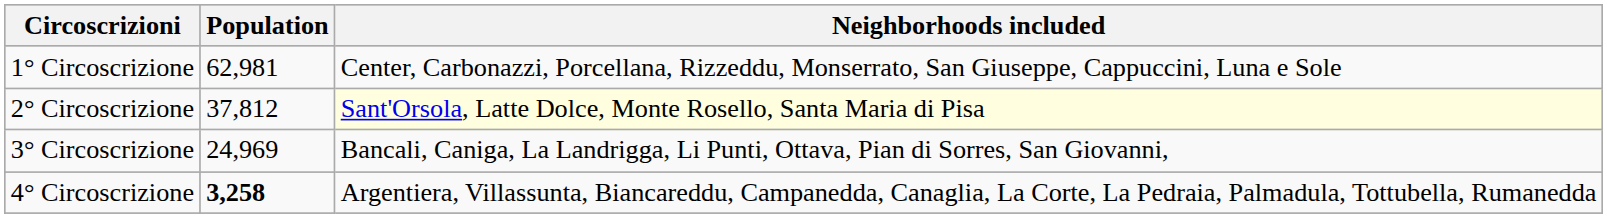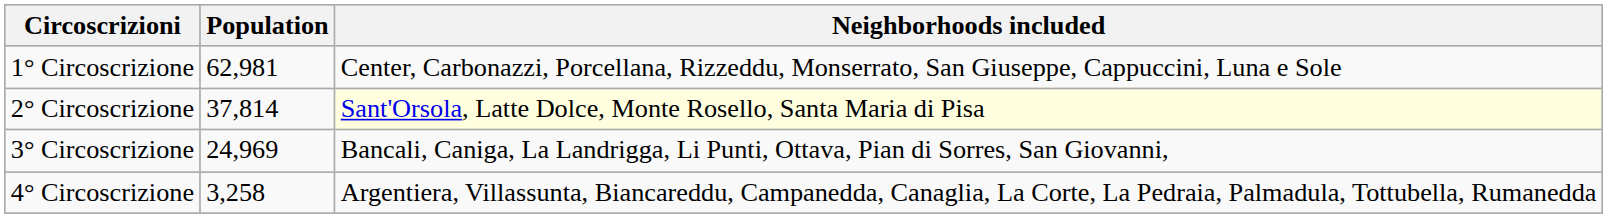(242, 108) 37,812 -> (242, 108) 37,814
(236, 191) bold -> (236, 191) normal
